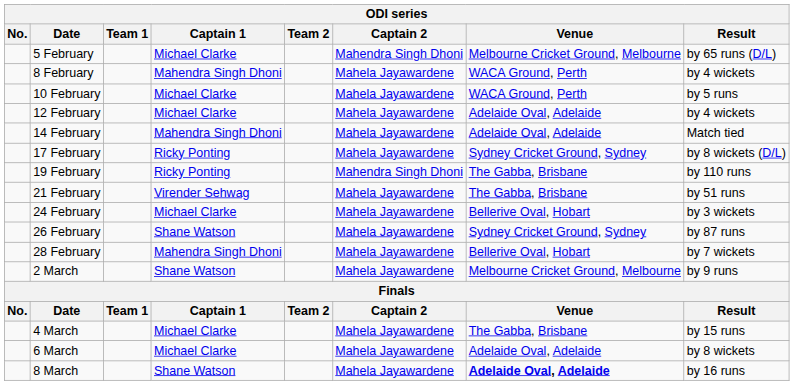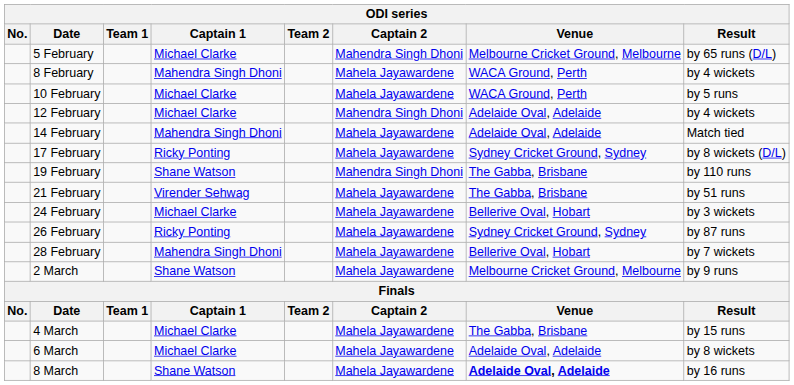(395, 113) Mahela Jayawardene -> (399, 113) Mahendra Singh Dhoni
(192, 172) Ricky Ponting -> (195, 172) Shane Watson
(195, 232) Shane Watson -> (192, 232) Ricky Ponting
